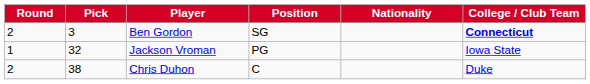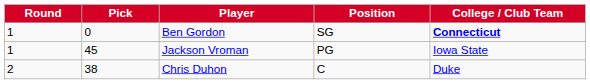- column: (402, 13)
(10, 32) 2 -> (10, 32) 1
(71, 32) 3 -> (88, 32) 0
(75, 50) 32 -> (91, 50) 45
